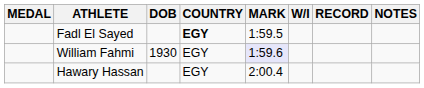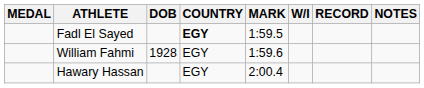(163, 53) 1930 -> (163, 53) 1928
(266, 53) lavender background -> (266, 53) no background
